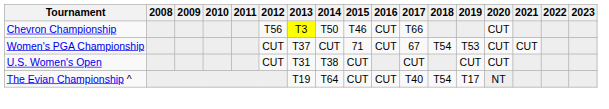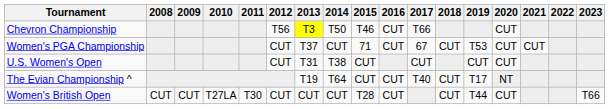(442, 46) T54 -> (450, 46) CUT
(442, 79) T54 -> (450, 79) CUT
+ row: (59, 96)
